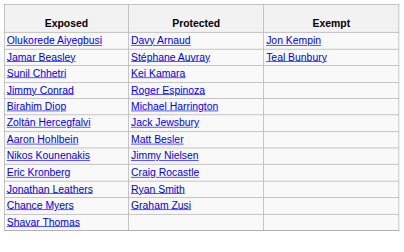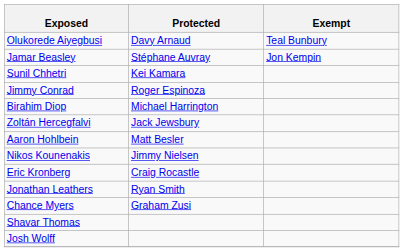(294, 40) Jon Kempin -> (296, 40) Teal Bunbury
(296, 57) Teal Bunbury -> (294, 57) Jon Kempin
+ row: (31, 238)
